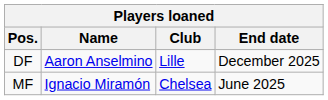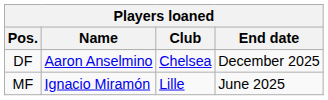(172, 61) Lille -> (185, 61) Chelsea
(185, 84) Chelsea -> (172, 84) Lille
